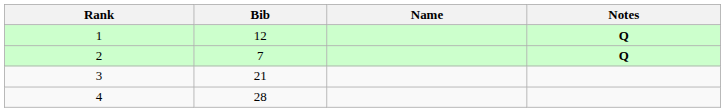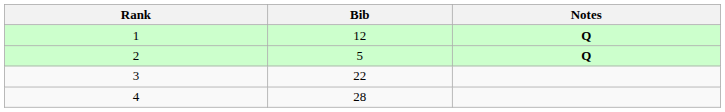- column: (427, 14)
(260, 55) 7 -> (360, 55) 5
(260, 76) 21 -> (360, 76) 22
